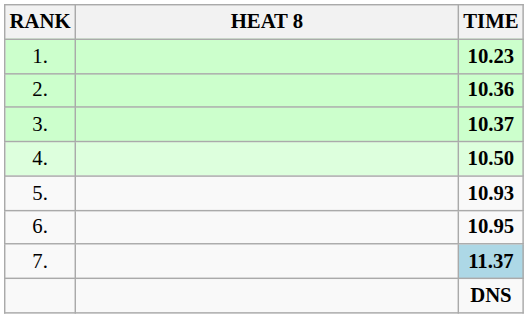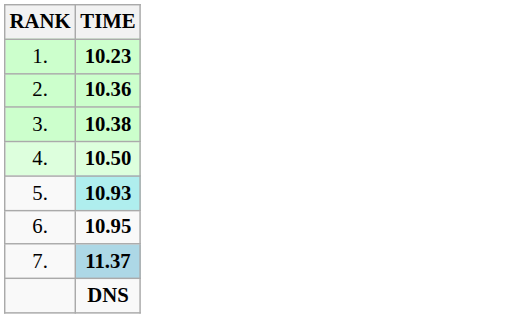- column: (267, 21)
(491, 124) 10.37 -> (108, 124) 10.38
(491, 192) no background -> (108, 192) paleturquoise background
